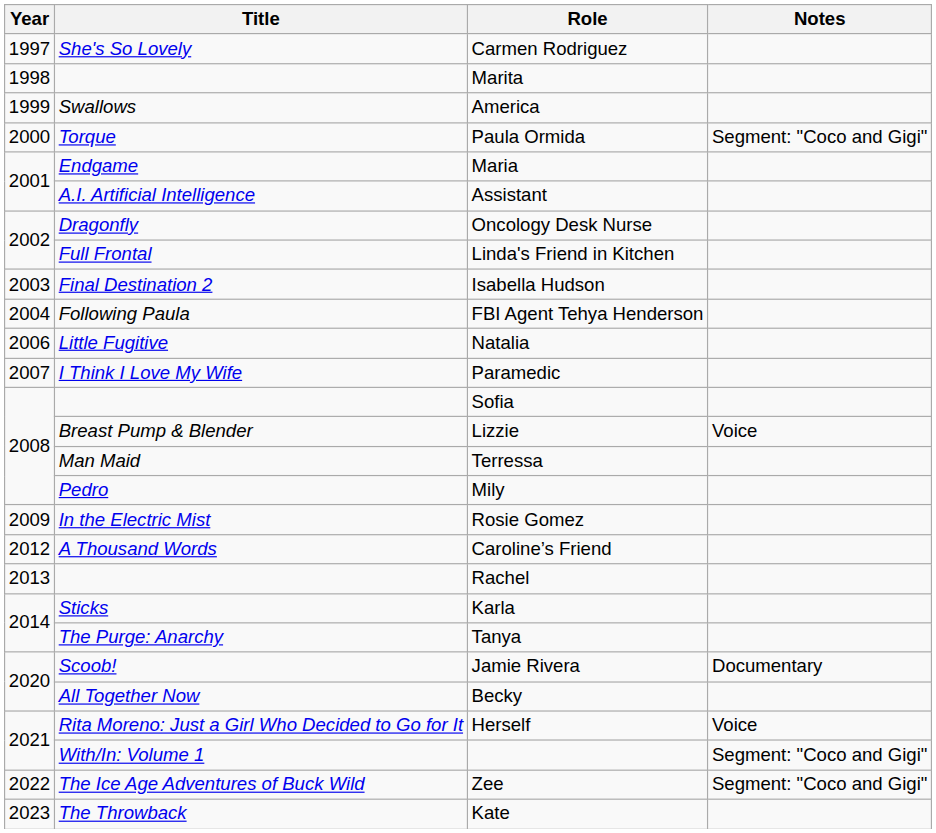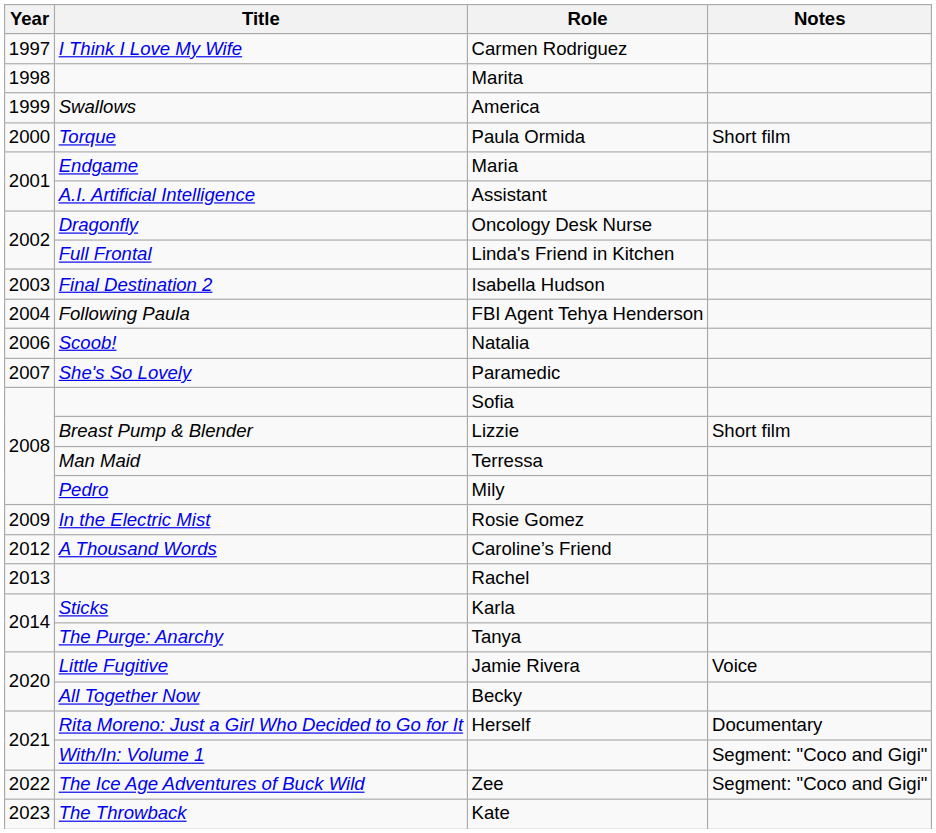(125, 48) She's So Lovely -> (150, 48) I Think I Love My Wife
(820, 136) Segment: "Coco and Gigi" -> (751, 136) Short film
(113, 343) Little Fugitive -> (88, 343) Scoob!
(150, 372) I Think I Love My Wife -> (125, 372) She's So Lovely
(735, 431) Voice -> (751, 431) Short film
(88, 666) Scoob! -> (113, 666) Little Fugitive
(767, 666) Documentary -> (735, 666) Voice
(735, 725) Voice -> (767, 725) Documentary
